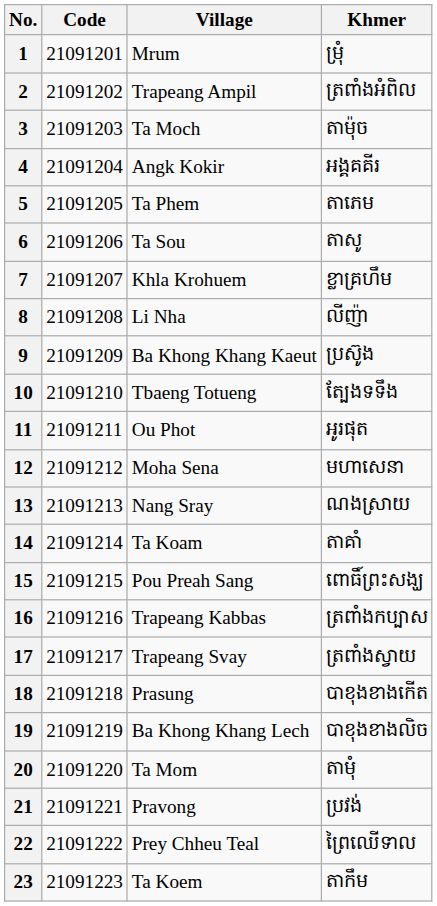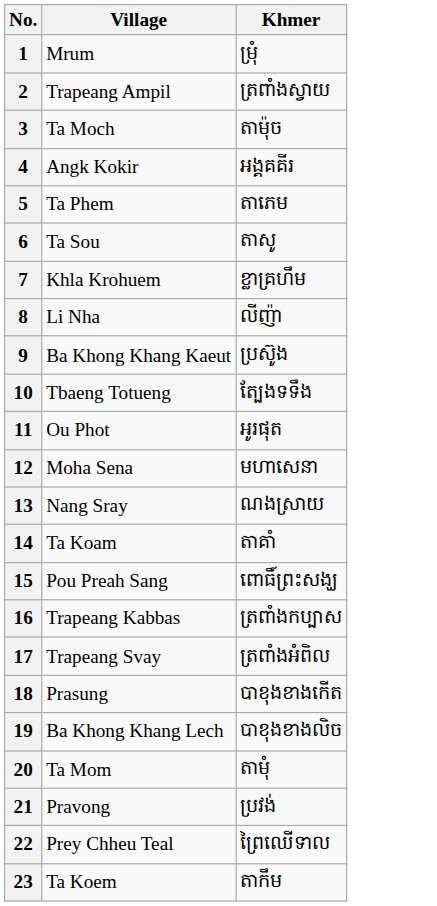- column: (85, 19)
(371, 90) ត្រពាំងអំពិល -> (285, 90) ត្រពាំងស្វាយ
(371, 654) ត្រពាំងស្វាយ -> (285, 654) ត្រពាំងអំពិល
